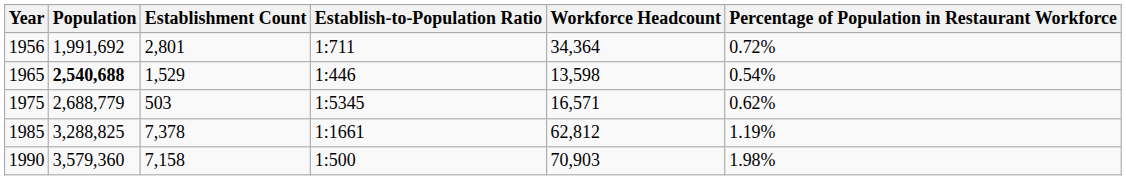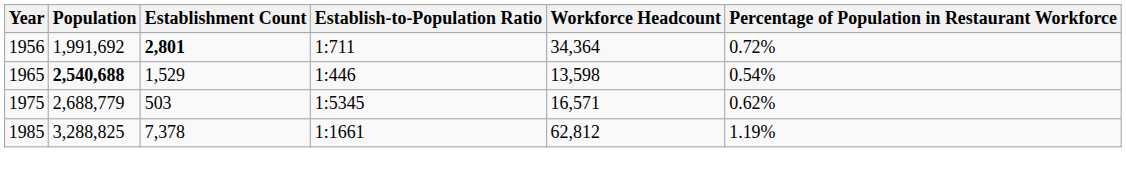(165, 47) normal -> (165, 47) bold
- row: (27, 160)
